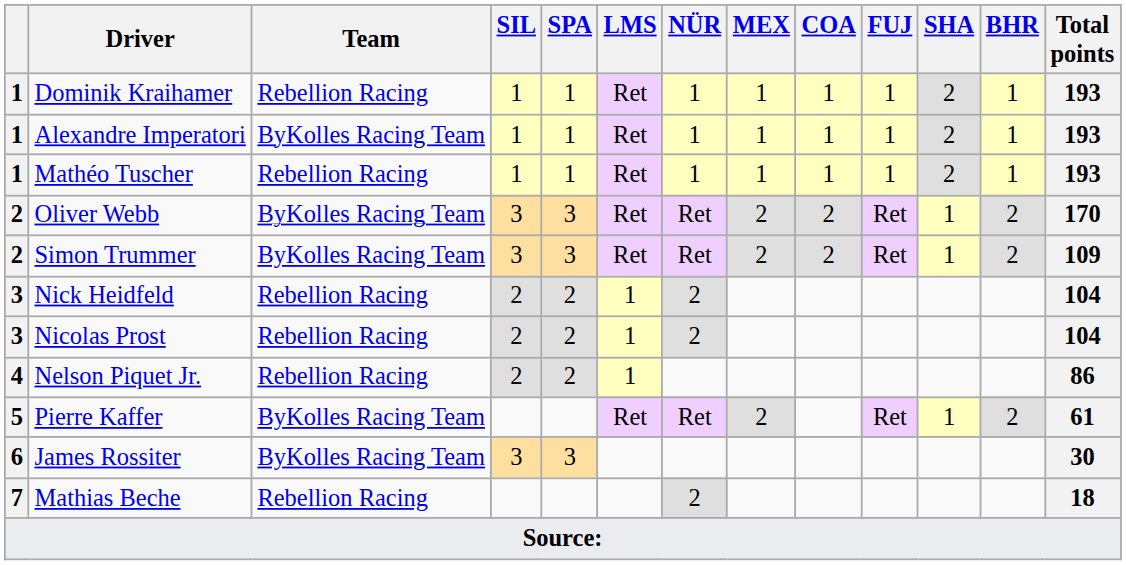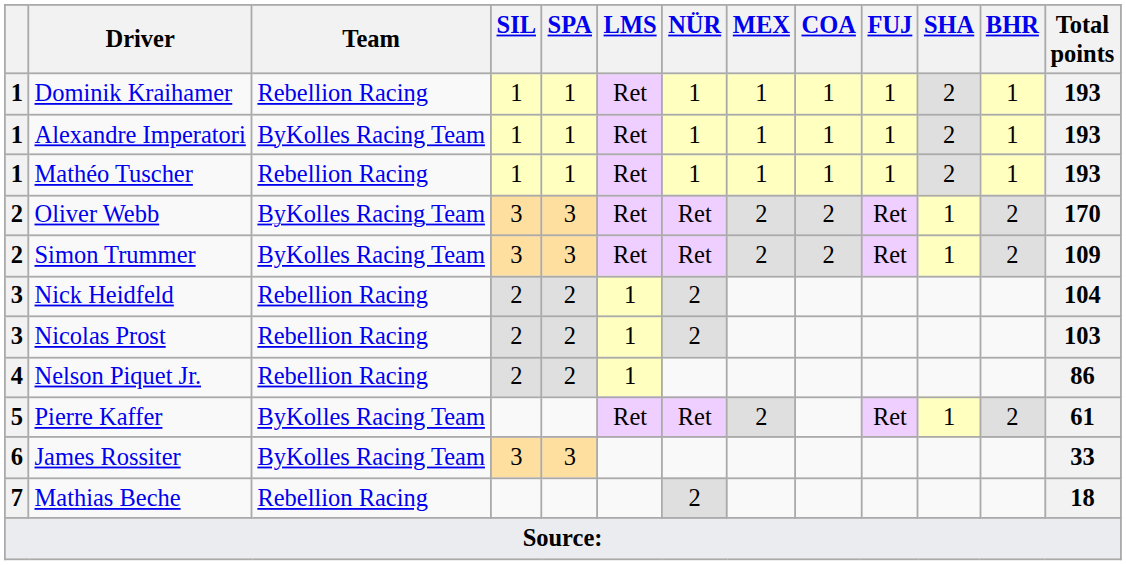(1082, 335) 104 -> (1082, 335) 103
(1082, 456) 30 -> (1082, 456) 33
